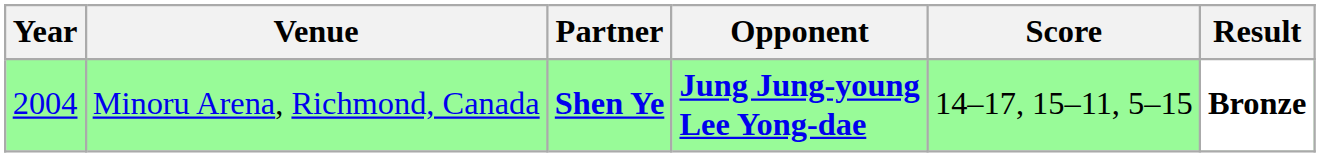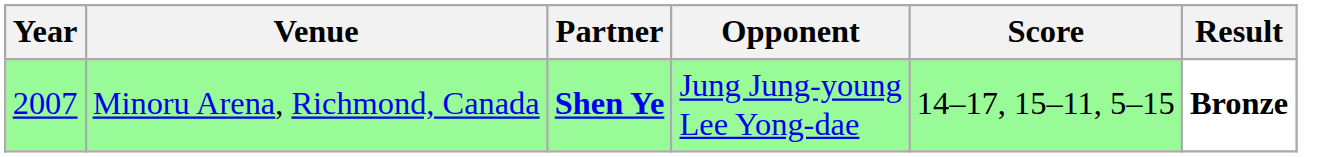(45, 104) 2004 -> (45, 104) 2007
(800, 104) bold -> (791, 104) normal
